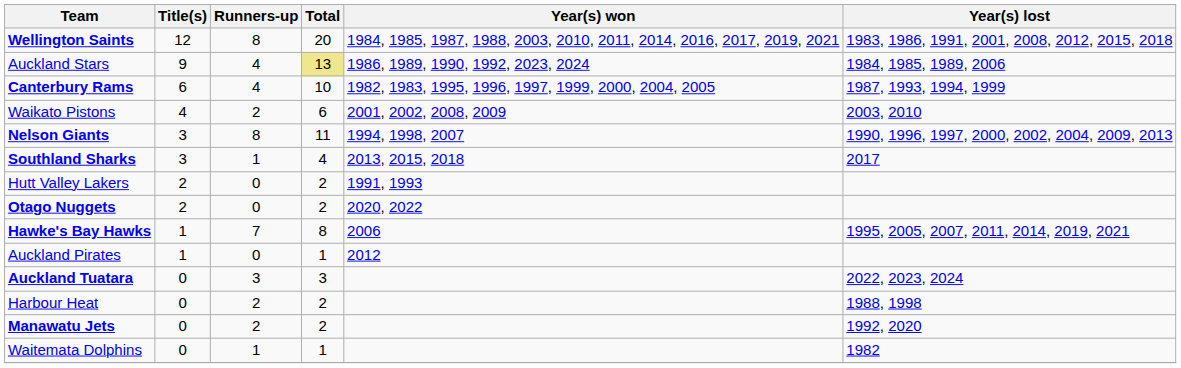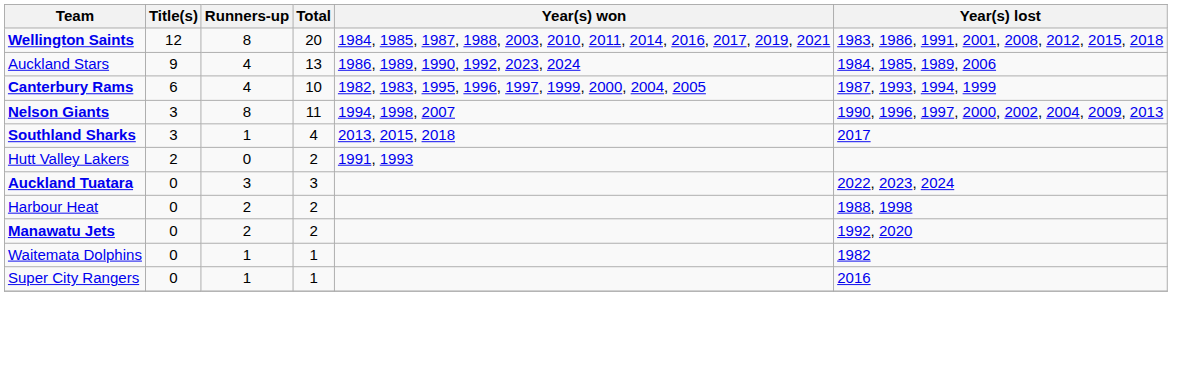(323, 64) khaki background -> (314, 64) no background
- row: (62, 111)
- row: (62, 207)
- row: (80, 231)
- row: (64, 254)
+ row: (74, 278)
